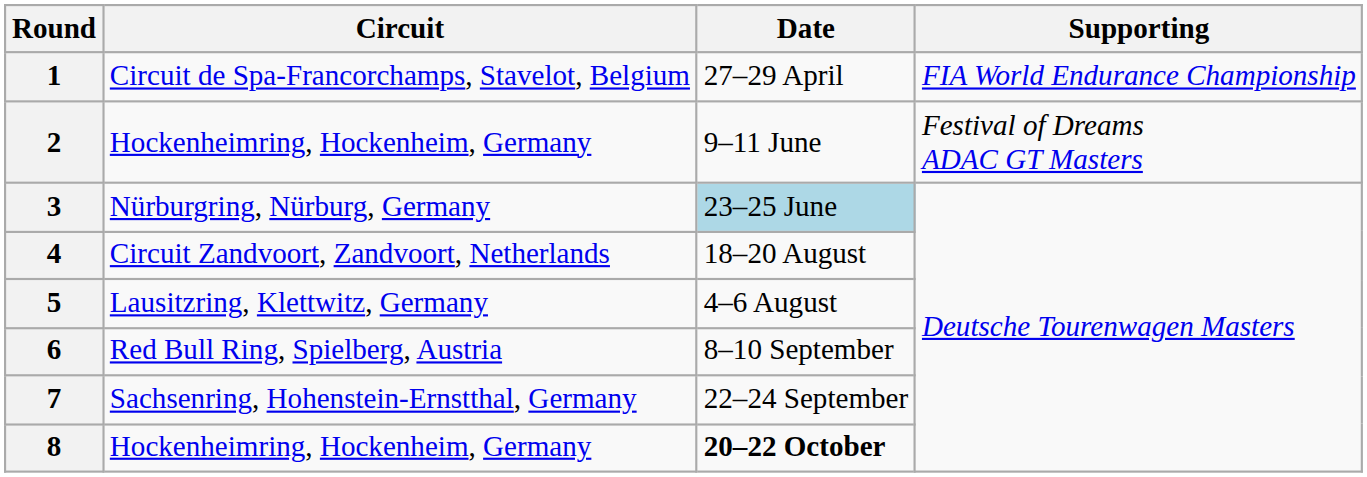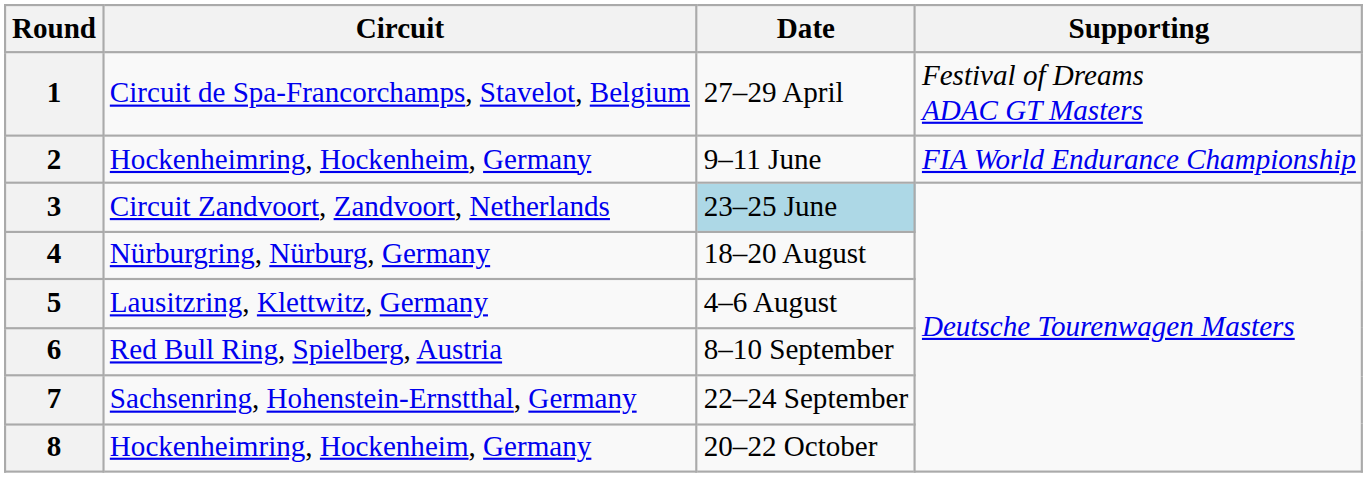(1139, 76) FIA World Endurance Championship -> (1033, 93) Festival of Dreams ADAC GT Masters
(1033, 141) Festival of Dreams ADAC GT Masters -> (1139, 158) FIA World Endurance Championship
(300, 206) Nürburgring, Nürburg, Germany -> (360, 206) Circuit Zandvoort, Zandvoort, Netherlands
(360, 254) Circuit Zandvoort, Zandvoort, Netherlands -> (300, 254) Nürburgring, Nürburg, Germany
(795, 446) bold -> (791, 446) normal
